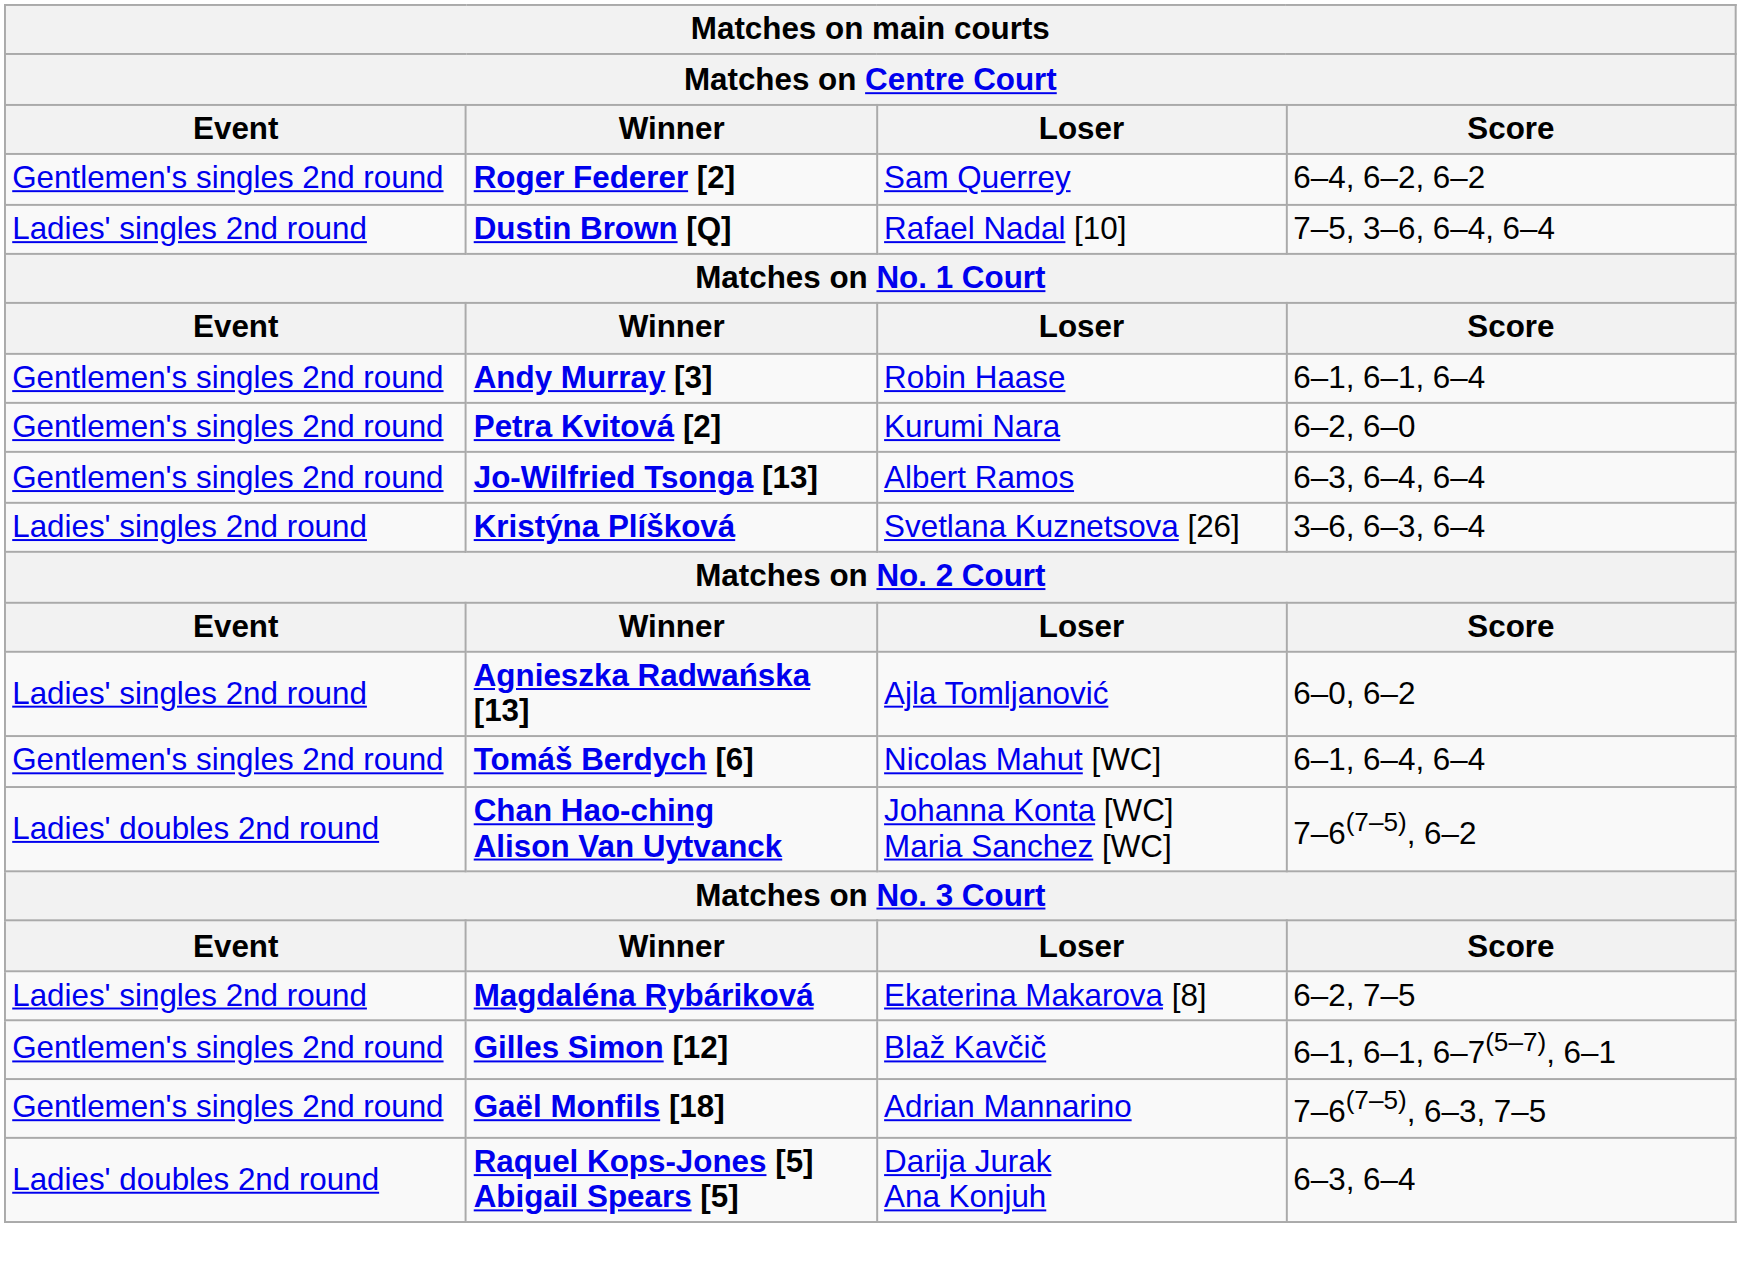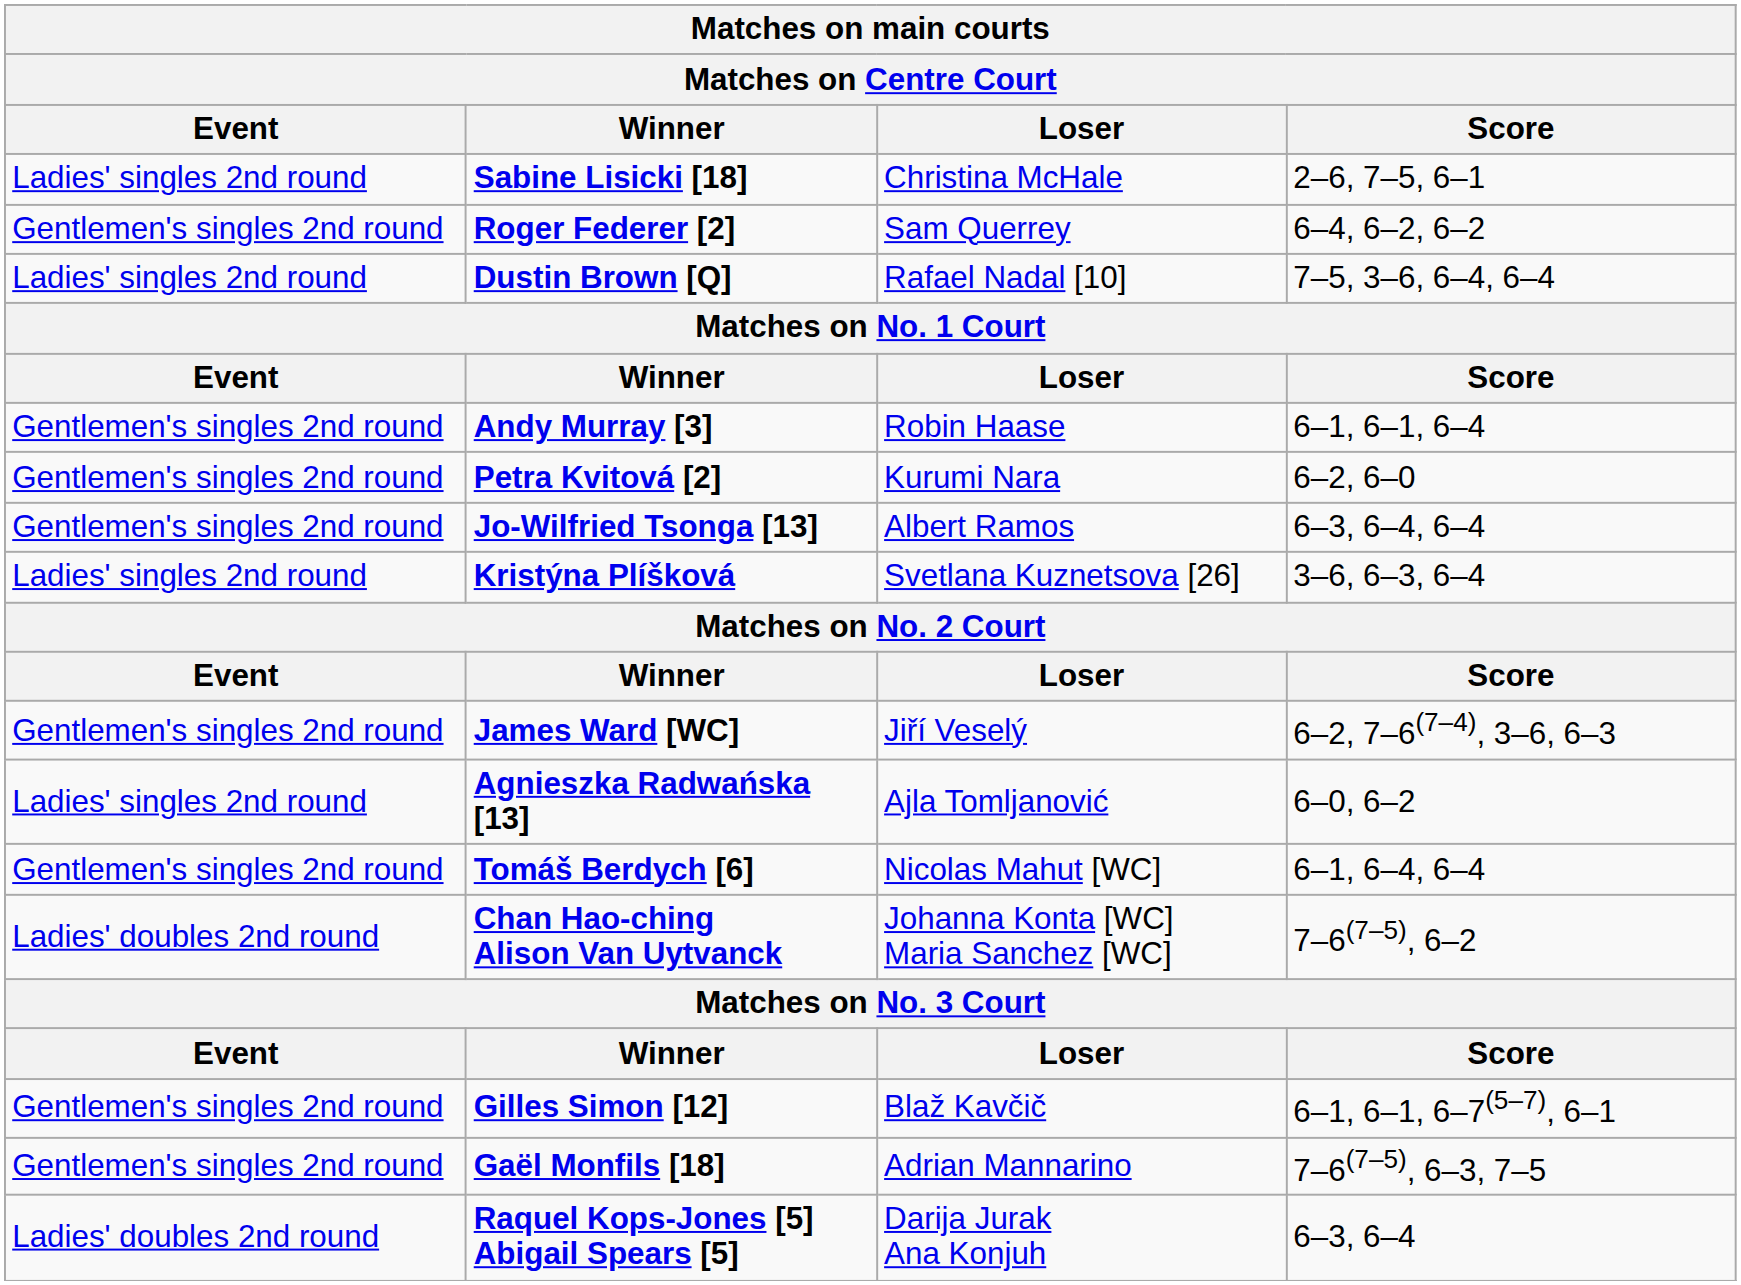+ row: (611, 178)
+ row: (606, 729)
- row: (644, 995)
